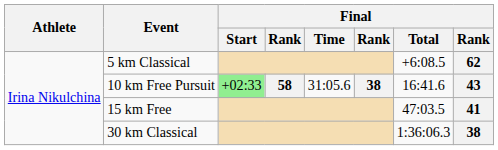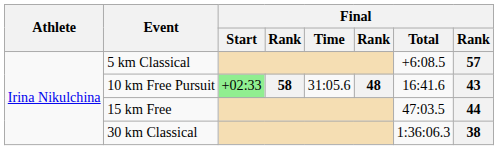(473, 63) 62 -> (473, 63) 57
(374, 86) 38 -> (374, 86) 48
(473, 109) 41 -> (473, 109) 44
